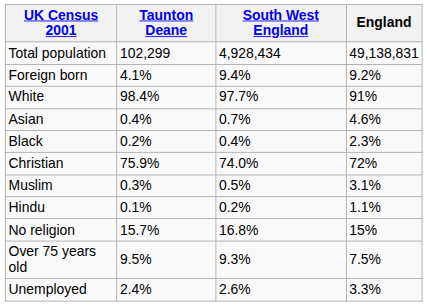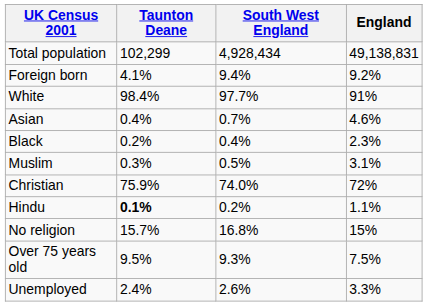rows swapped: (36, 163) <-> (31, 185)
(136, 207) normal -> (136, 207) bold
